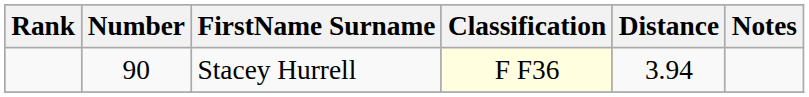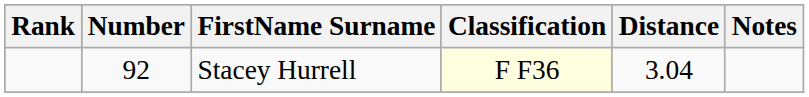(136, 69) 90 -> (136, 69) 92
(669, 69) 3.94 -> (669, 69) 3.04
